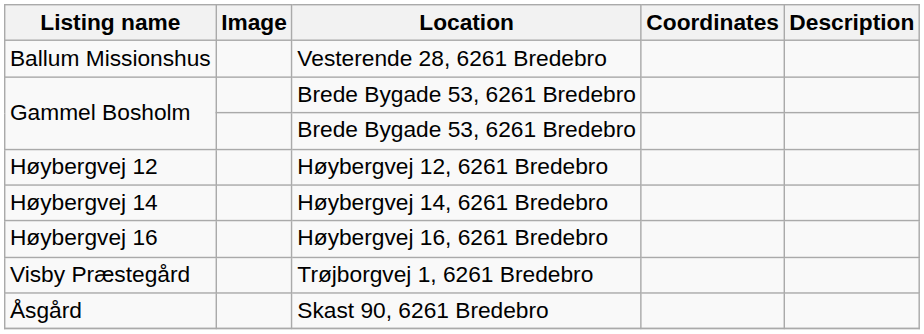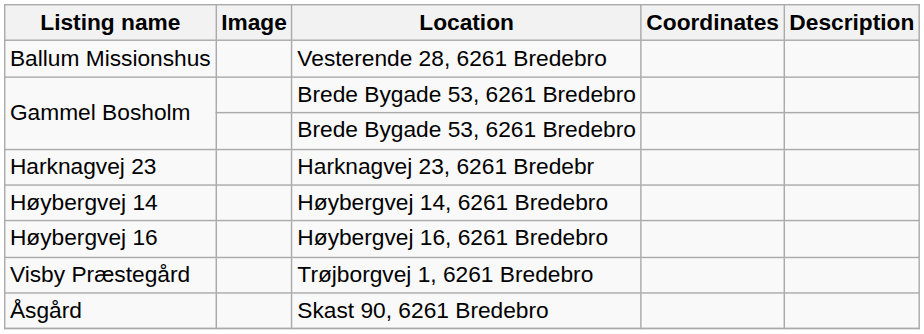+ row: (83, 166)
- row: (84, 166)
